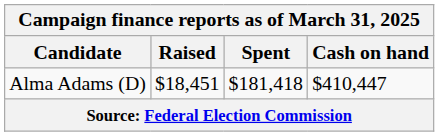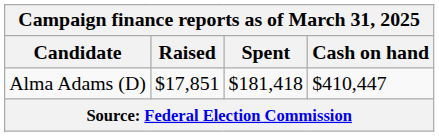(187, 83) $18,451 -> (187, 83) $17,851
